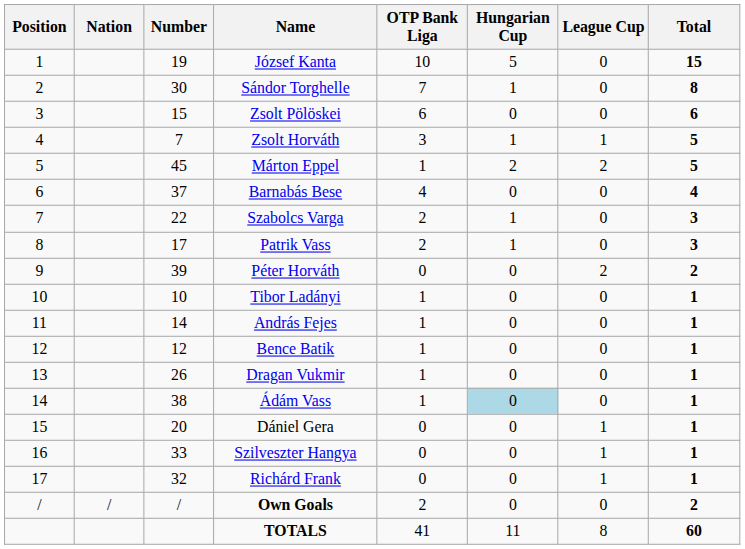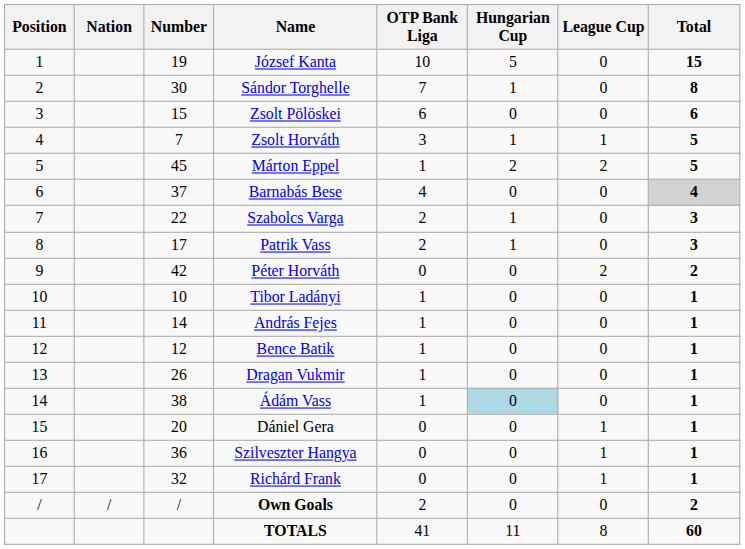(694, 192) no background -> (694, 192) lightgrey background
(179, 271) 39 -> (179, 271) 42
(179, 453) 33 -> (179, 453) 36
